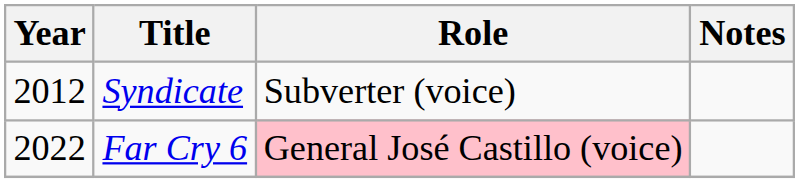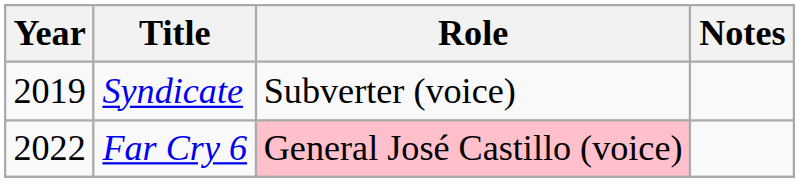(50, 90) 2012 -> (50, 90) 2019
